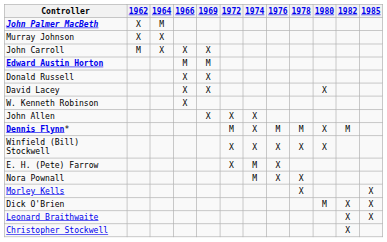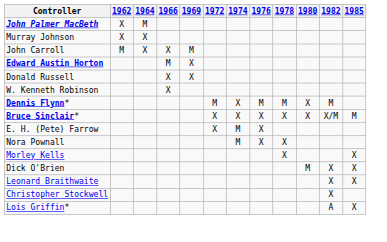(208, 50) X -> (191, 50) M
(208, 63) M -> (191, 63) X
- row: (33, 90)
- row: (30, 116)
+ row: (43, 116)
- row: (43, 147)
+ row: (38, 208)
